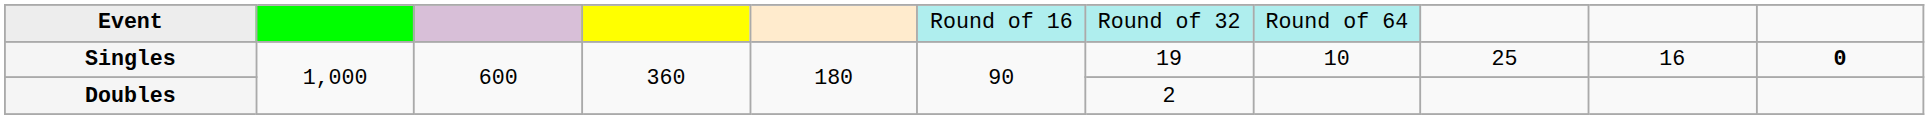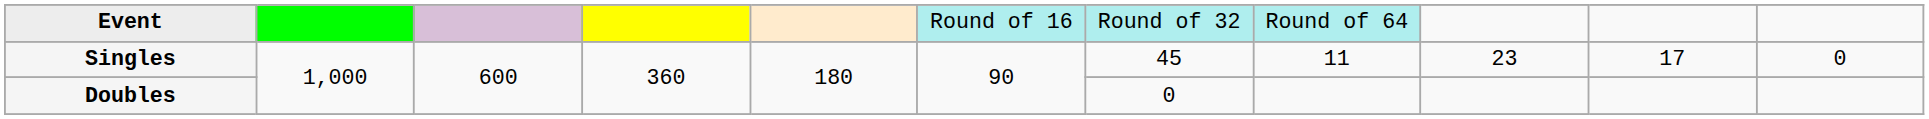(1169, 59) 19 -> (1169, 59) 45
(1337, 59) 10 -> (1337, 59) 11
(1504, 59) 25 -> (1504, 59) 23
(1672, 59) 16 -> (1672, 59) 17
(1840, 59) bold -> (1840, 59) normal
(1169, 96) 2 -> (1169, 96) 0
